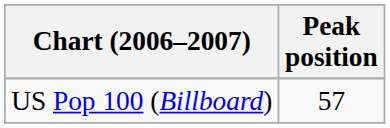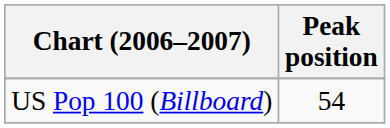(331, 100) 57 -> (331, 100) 54
